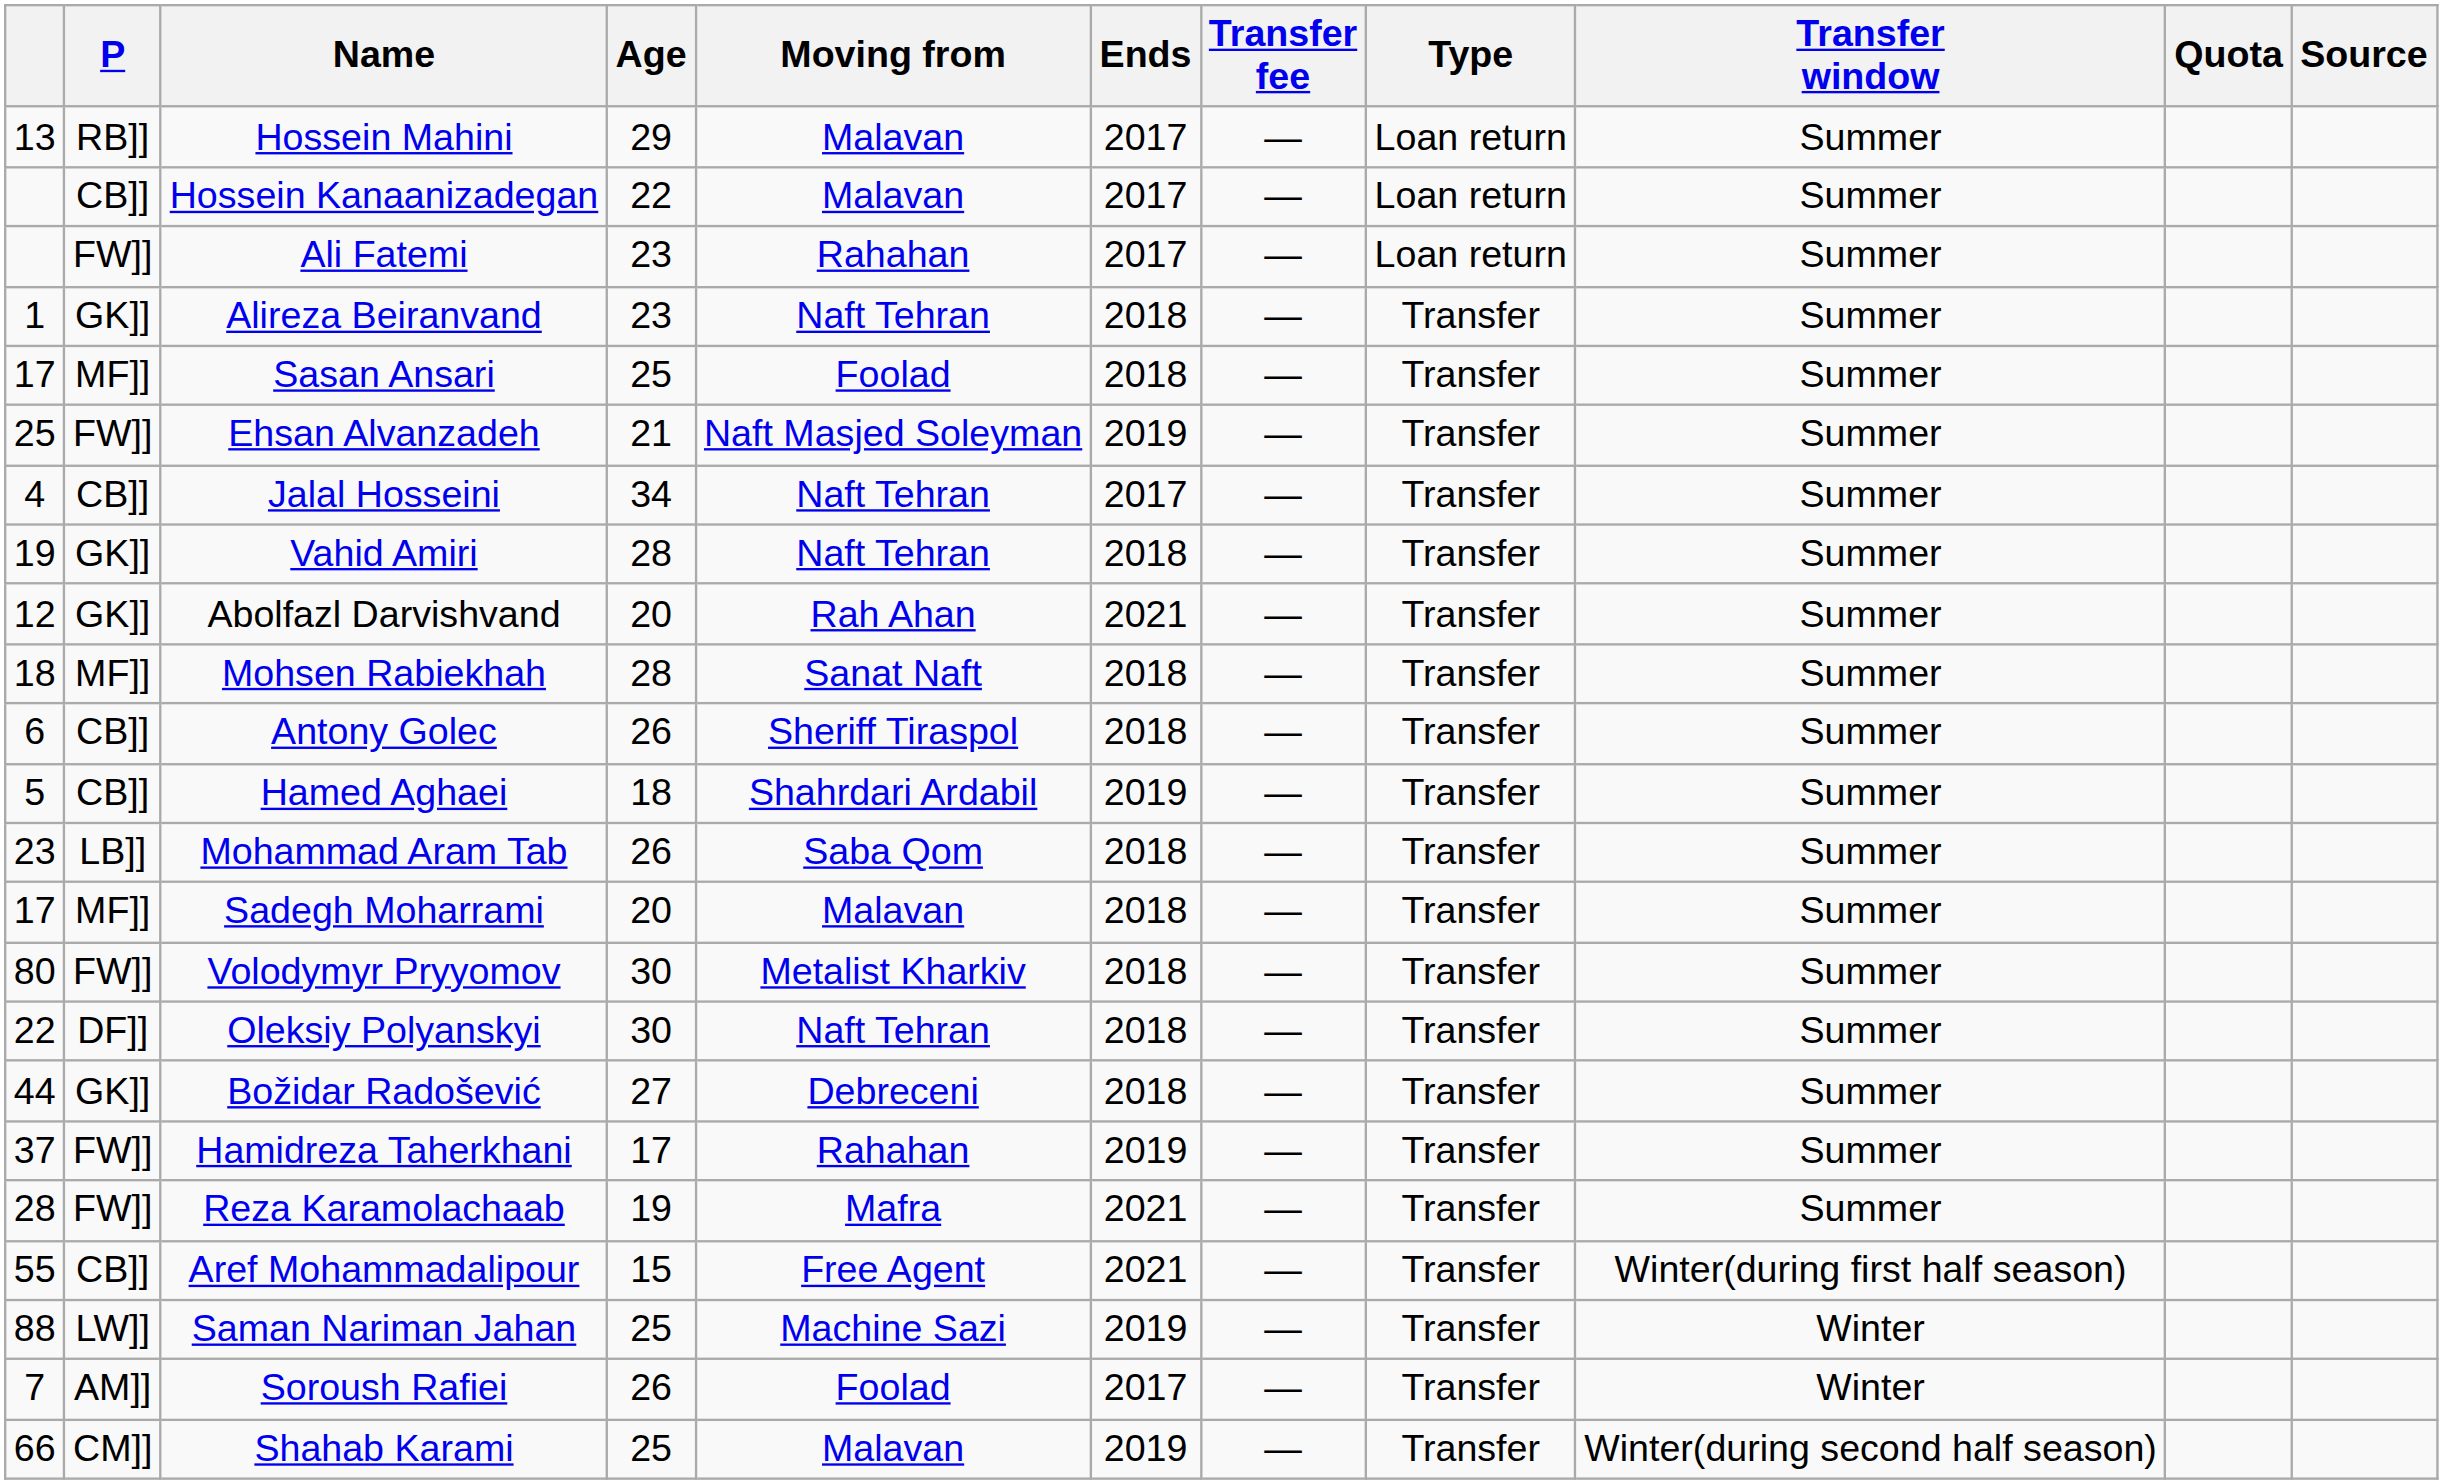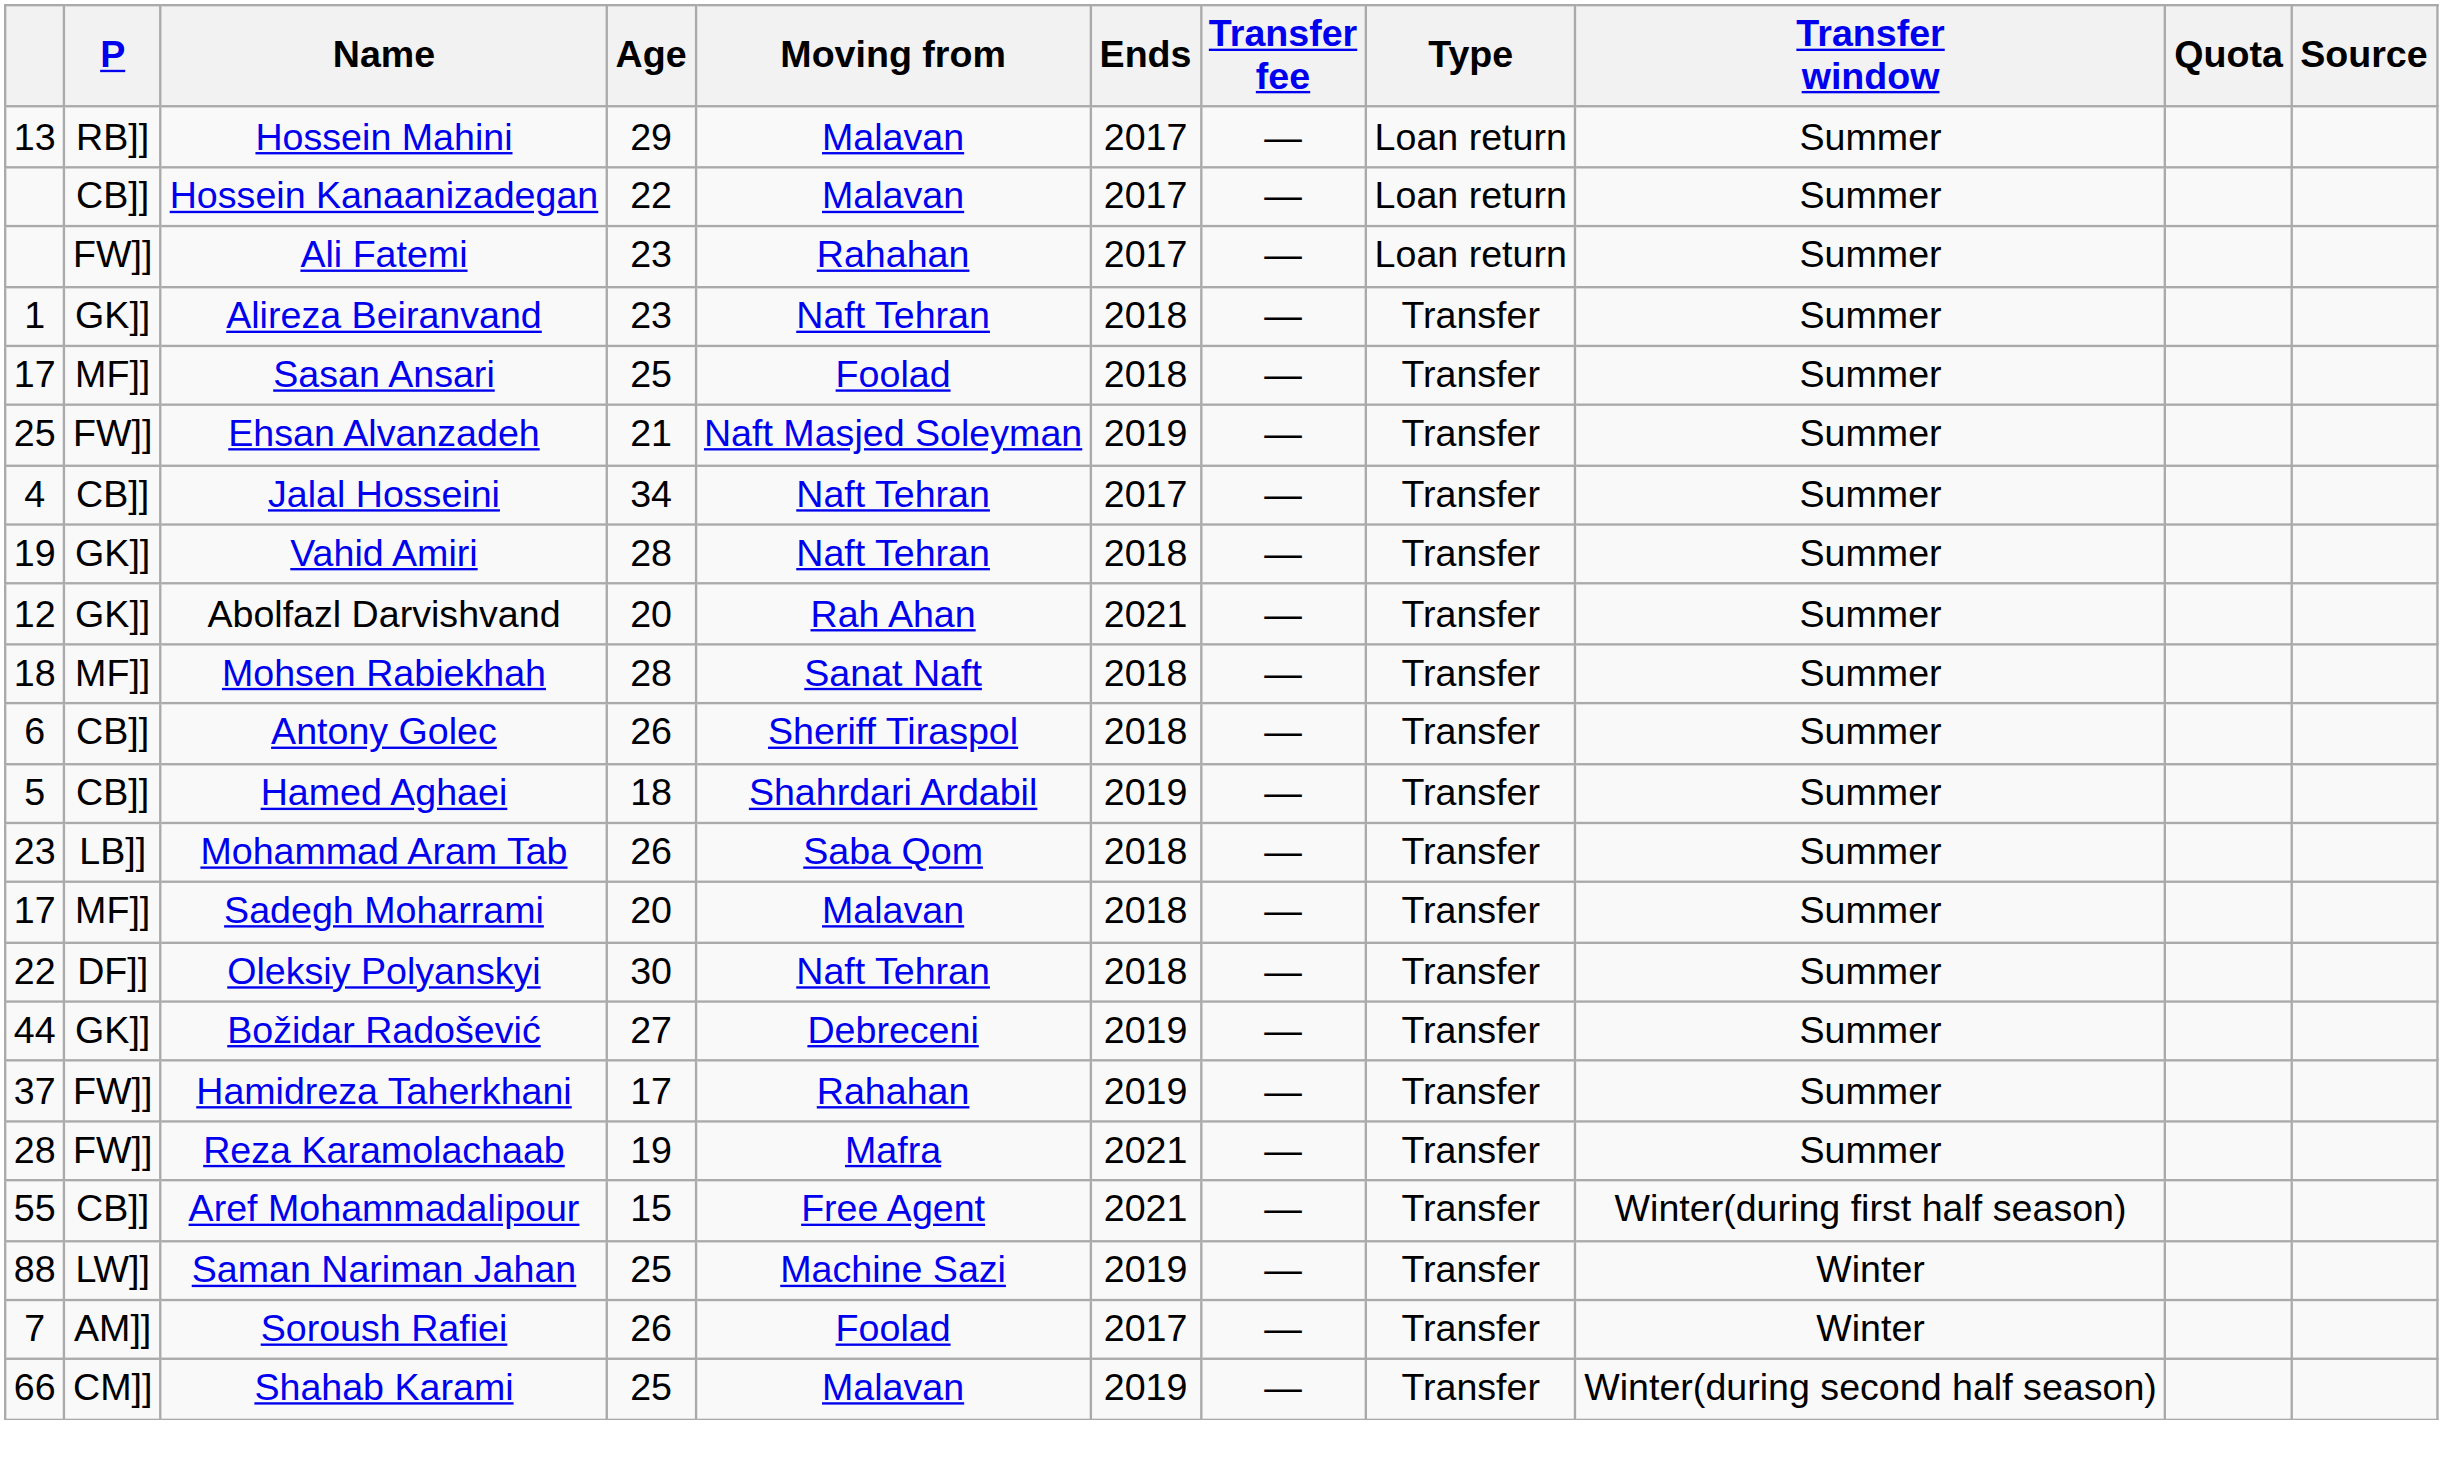- row: (384, 971)
(1146, 1090) 2018 -> (1146, 1030) 2019
